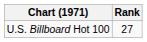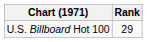(127, 29) 27 -> (127, 29) 29
